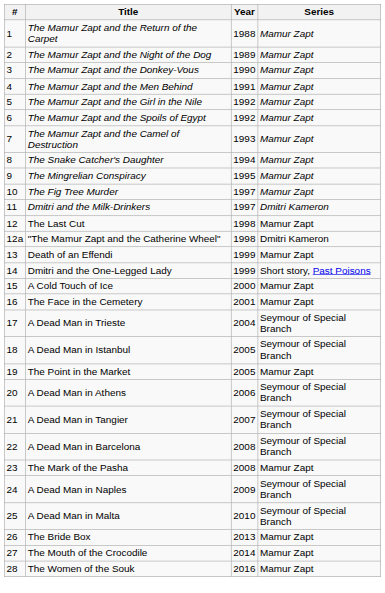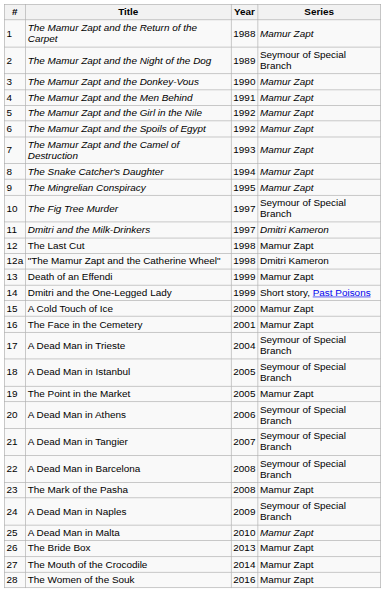(287, 54) Mamur Zapt -> (303, 60) Seymour of Special Branch
(287, 192) Mamur Zapt -> (303, 208) Seymour of Special Branch
(303, 516) Seymour of Special Branch -> (287, 533) Mamur Zapt
